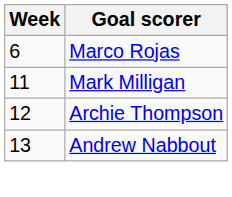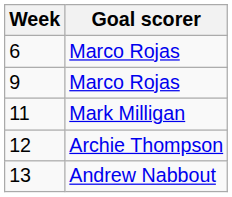+ row: (15, 82)
